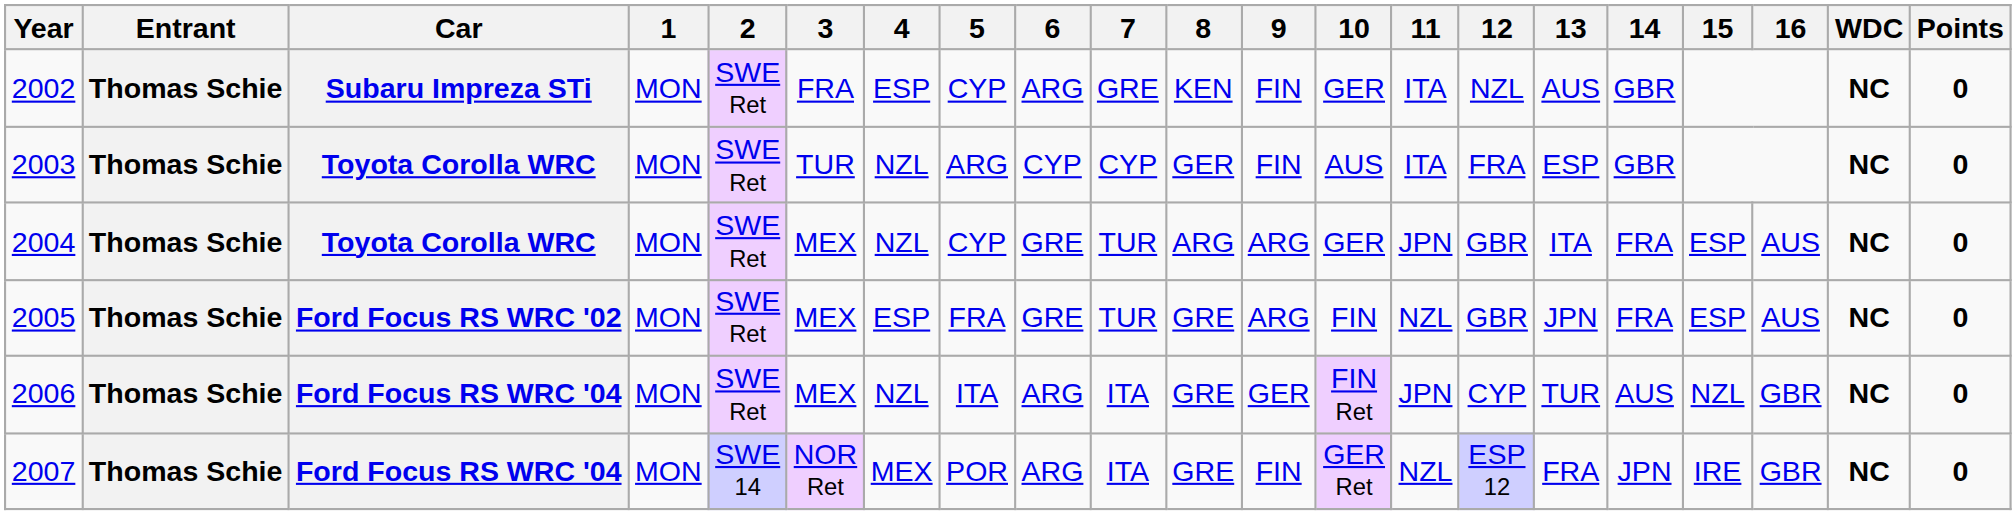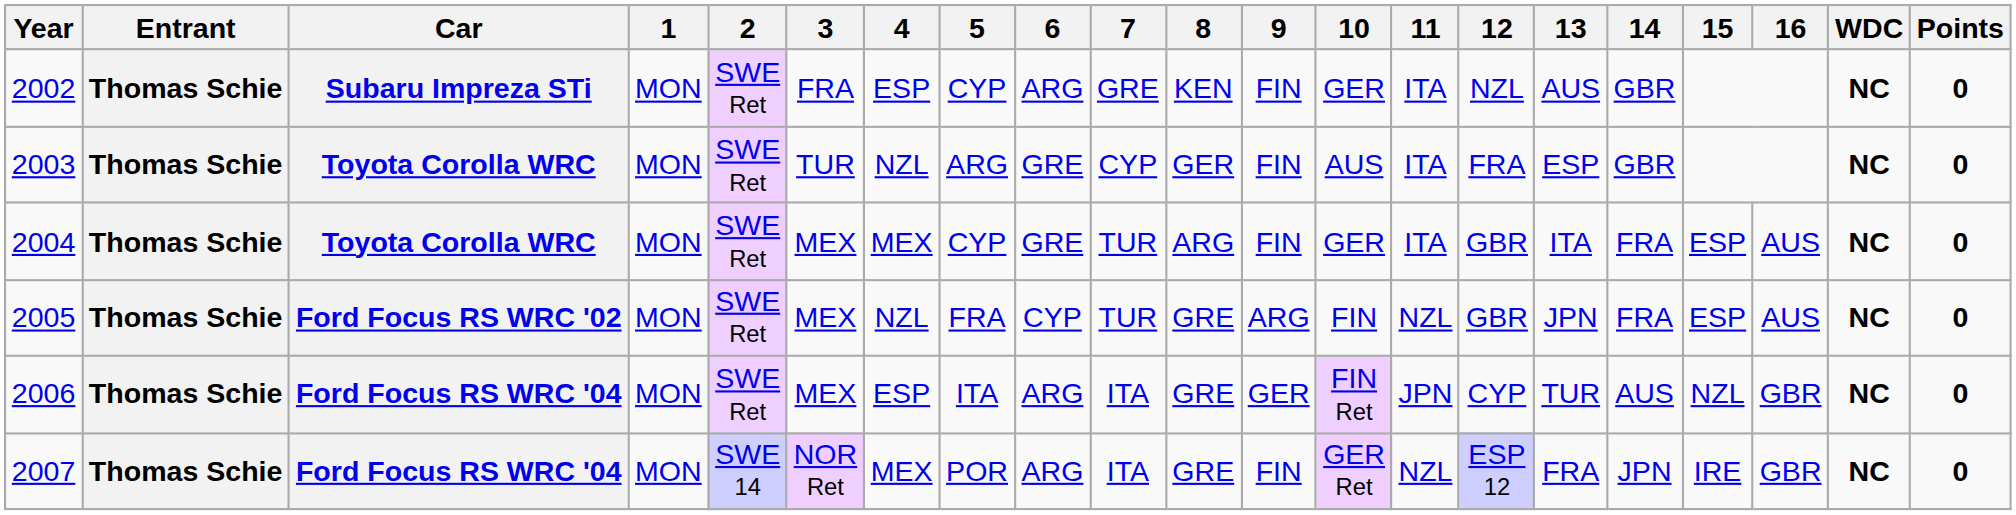(1052, 164) CYP -> (1052, 164) GRE
(902, 241) NZL -> (902, 241) MEX
(1279, 241) ARG -> (1279, 241) FIN
(1426, 241) JPN -> (1425, 241) ITA
(902, 317) ESP -> (902, 317) NZL
(1052, 317) GRE -> (1052, 317) CYP
(902, 394) NZL -> (902, 394) ESP
